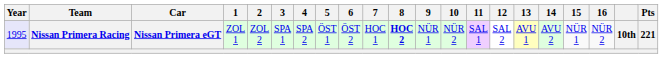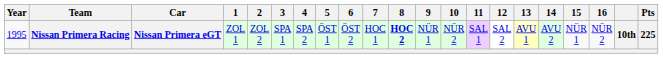(17, 34) lavender background -> (17, 34) no background
(648, 34) 221 -> (648, 34) 225
